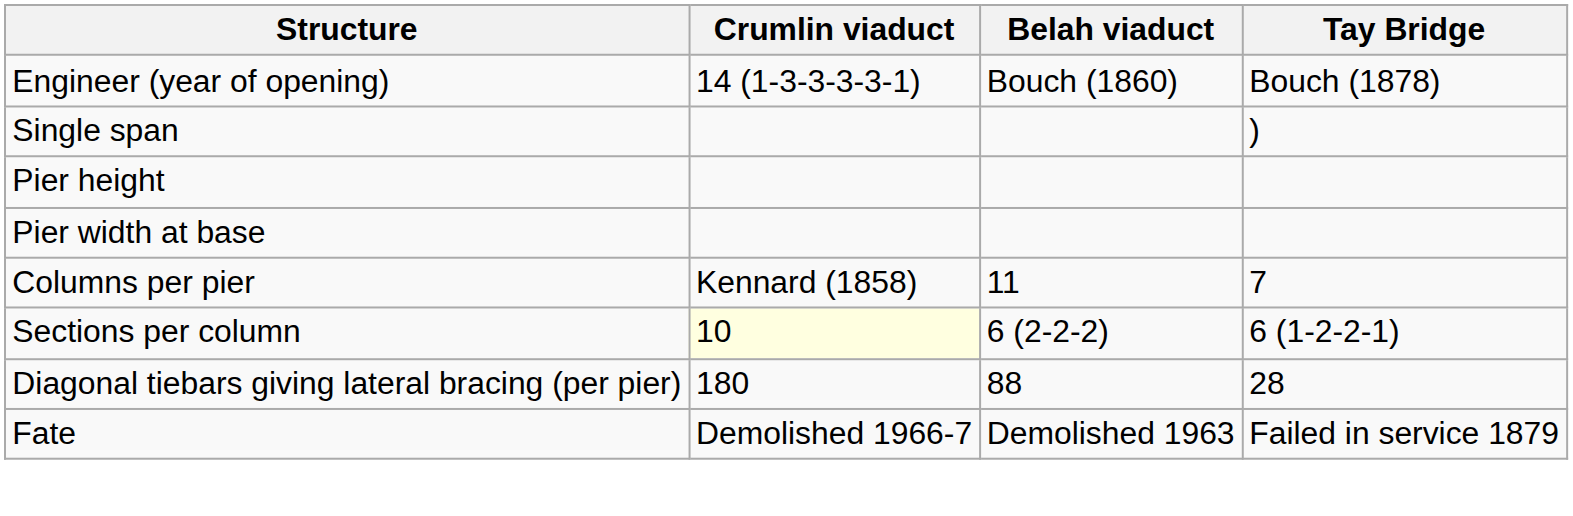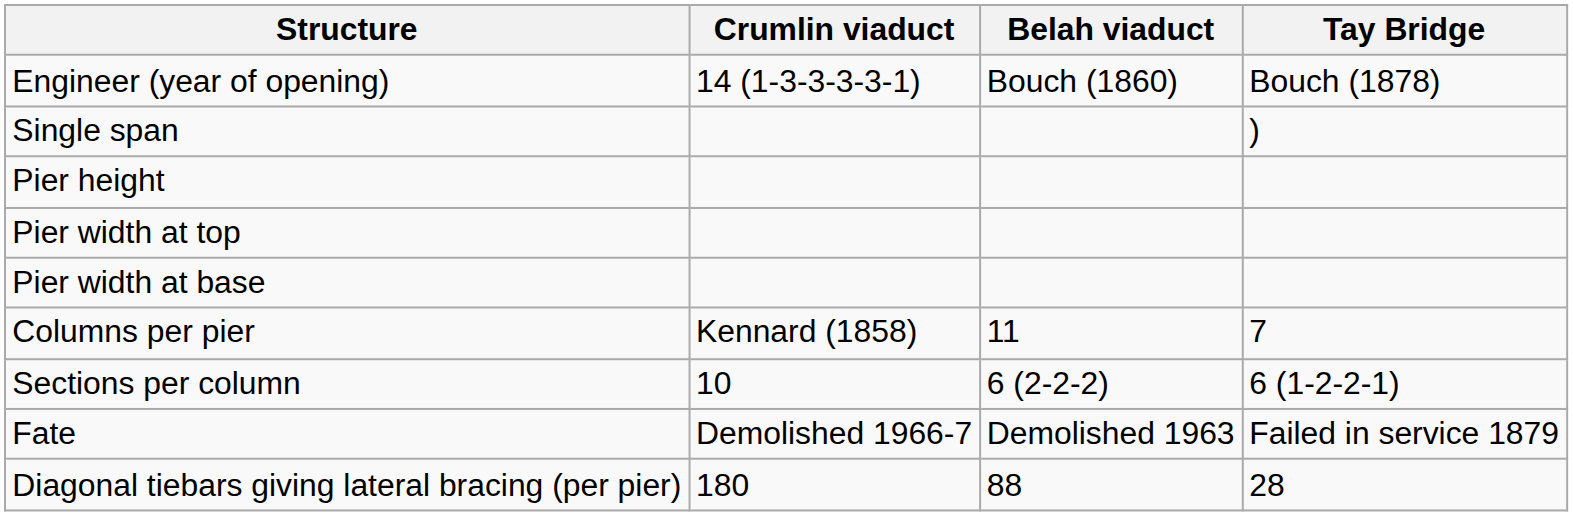+ row: (126, 231)
(714, 332) lightyellow background -> (714, 383) no background
rows swapped: (347, 383) <-> (44, 433)
